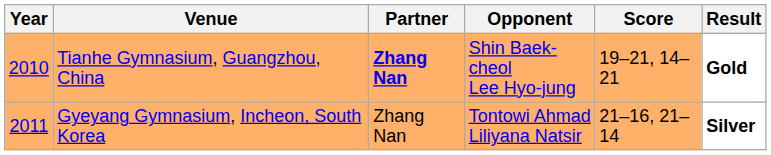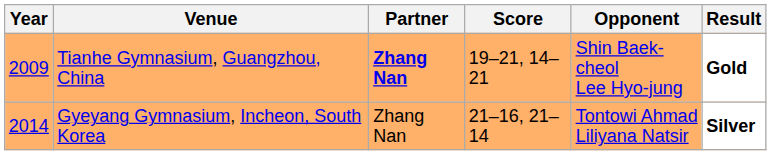columns swapped: (530, 19) <-> (648, 19)
(29, 68) 2010 -> (29, 68) 2009
(29, 126) 2011 -> (29, 126) 2014
